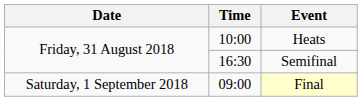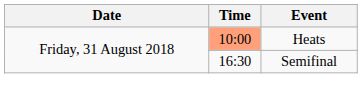(235, 38) no background -> (235, 38) lightsalmon background
- row: (309, 84)
